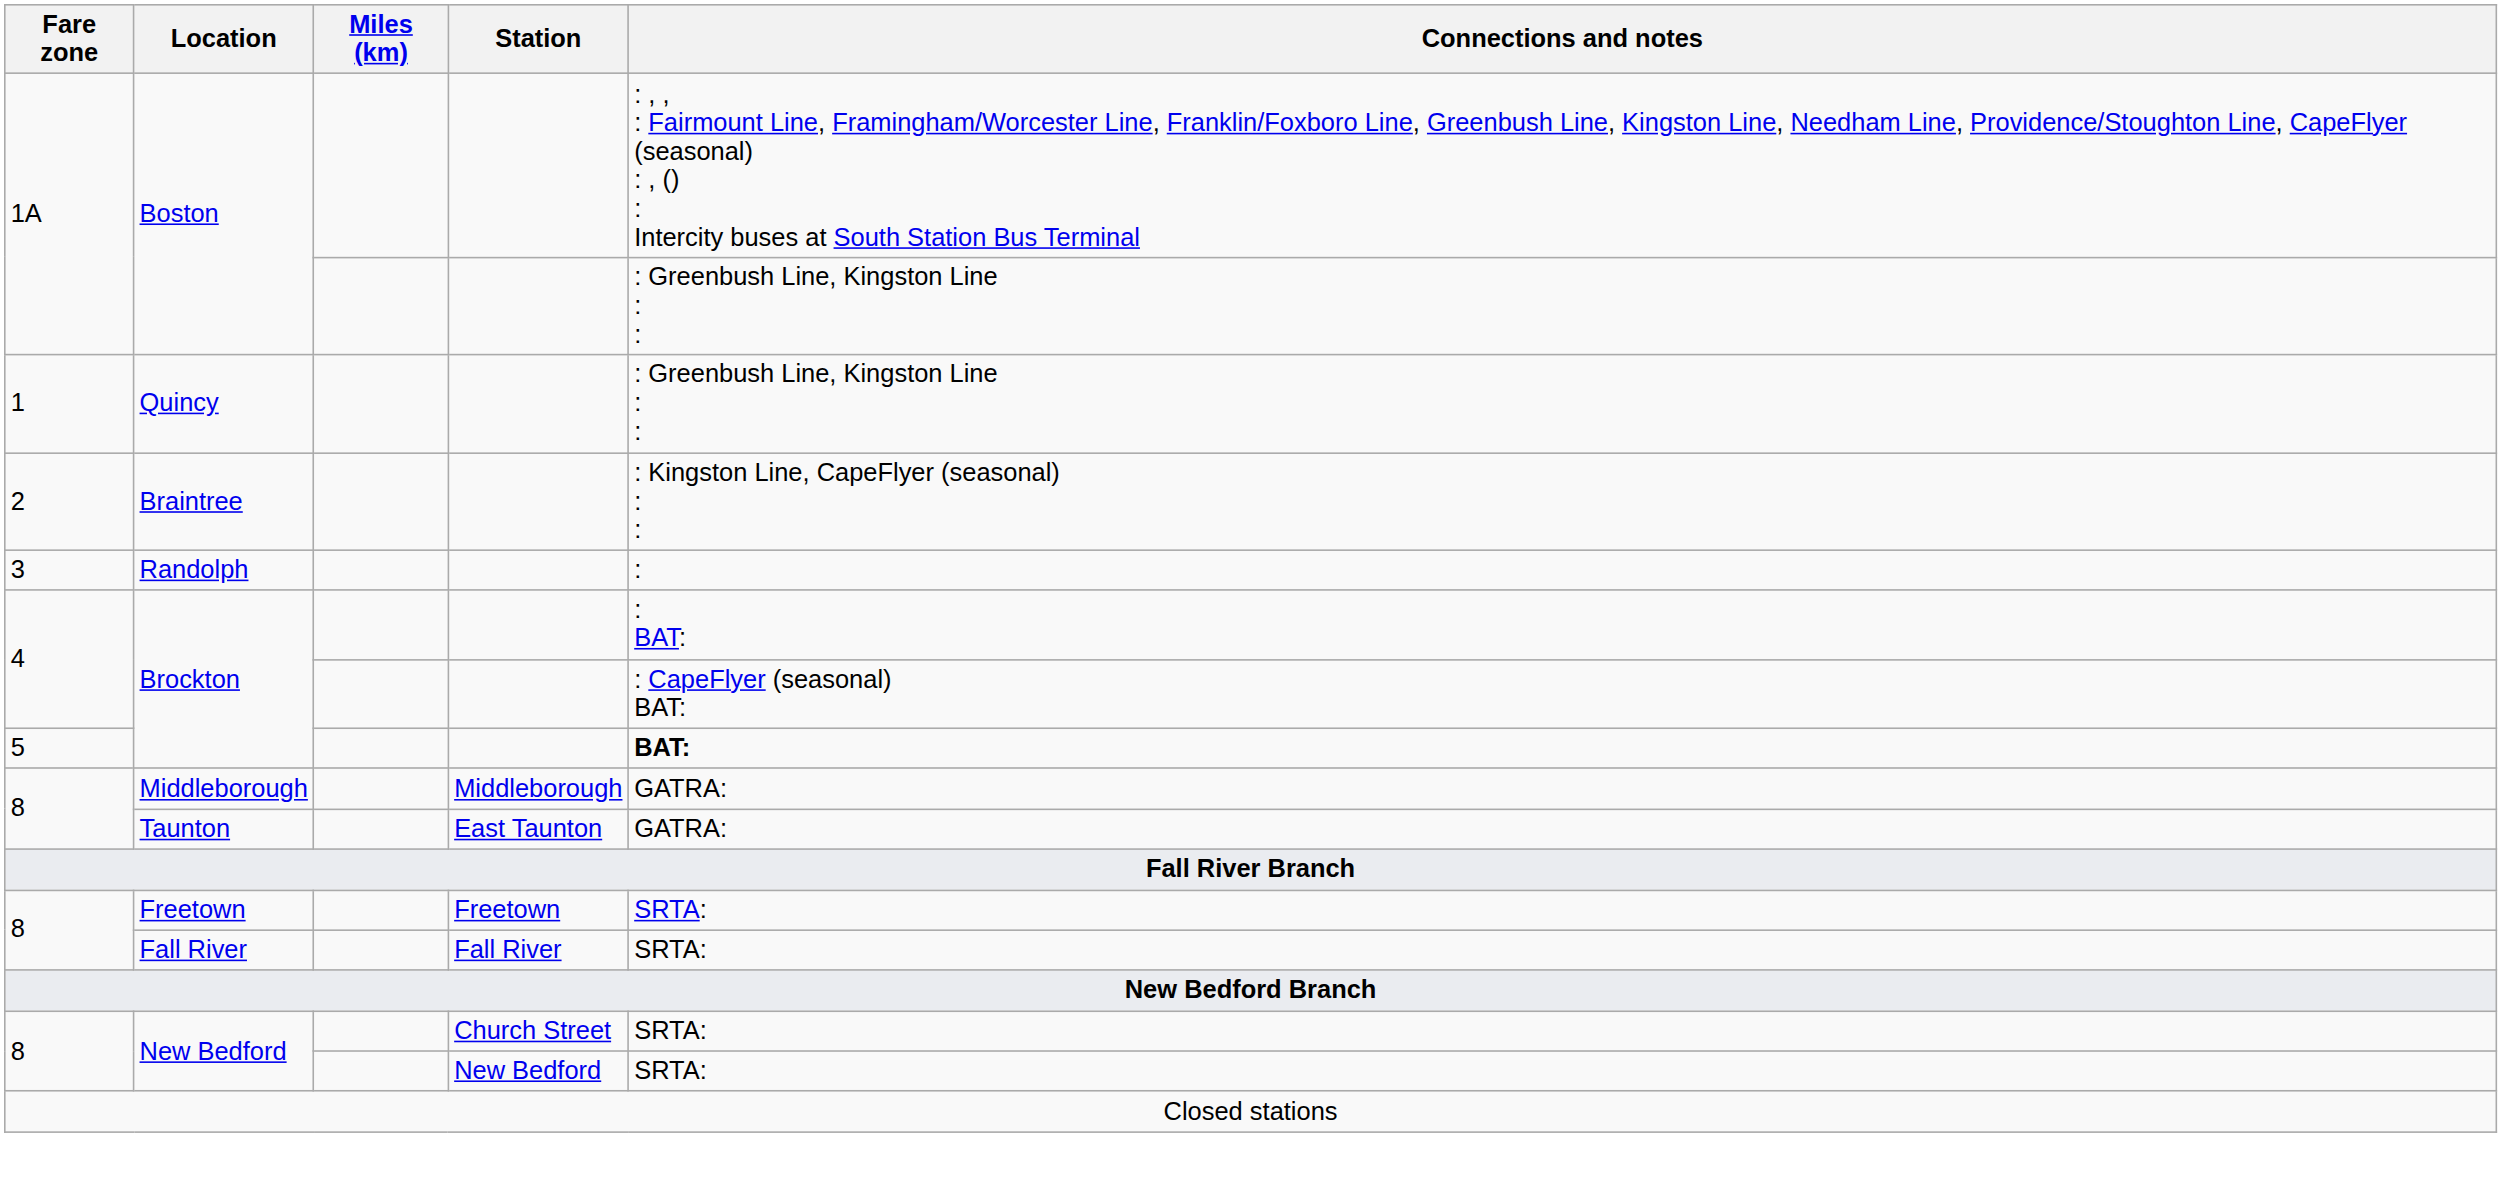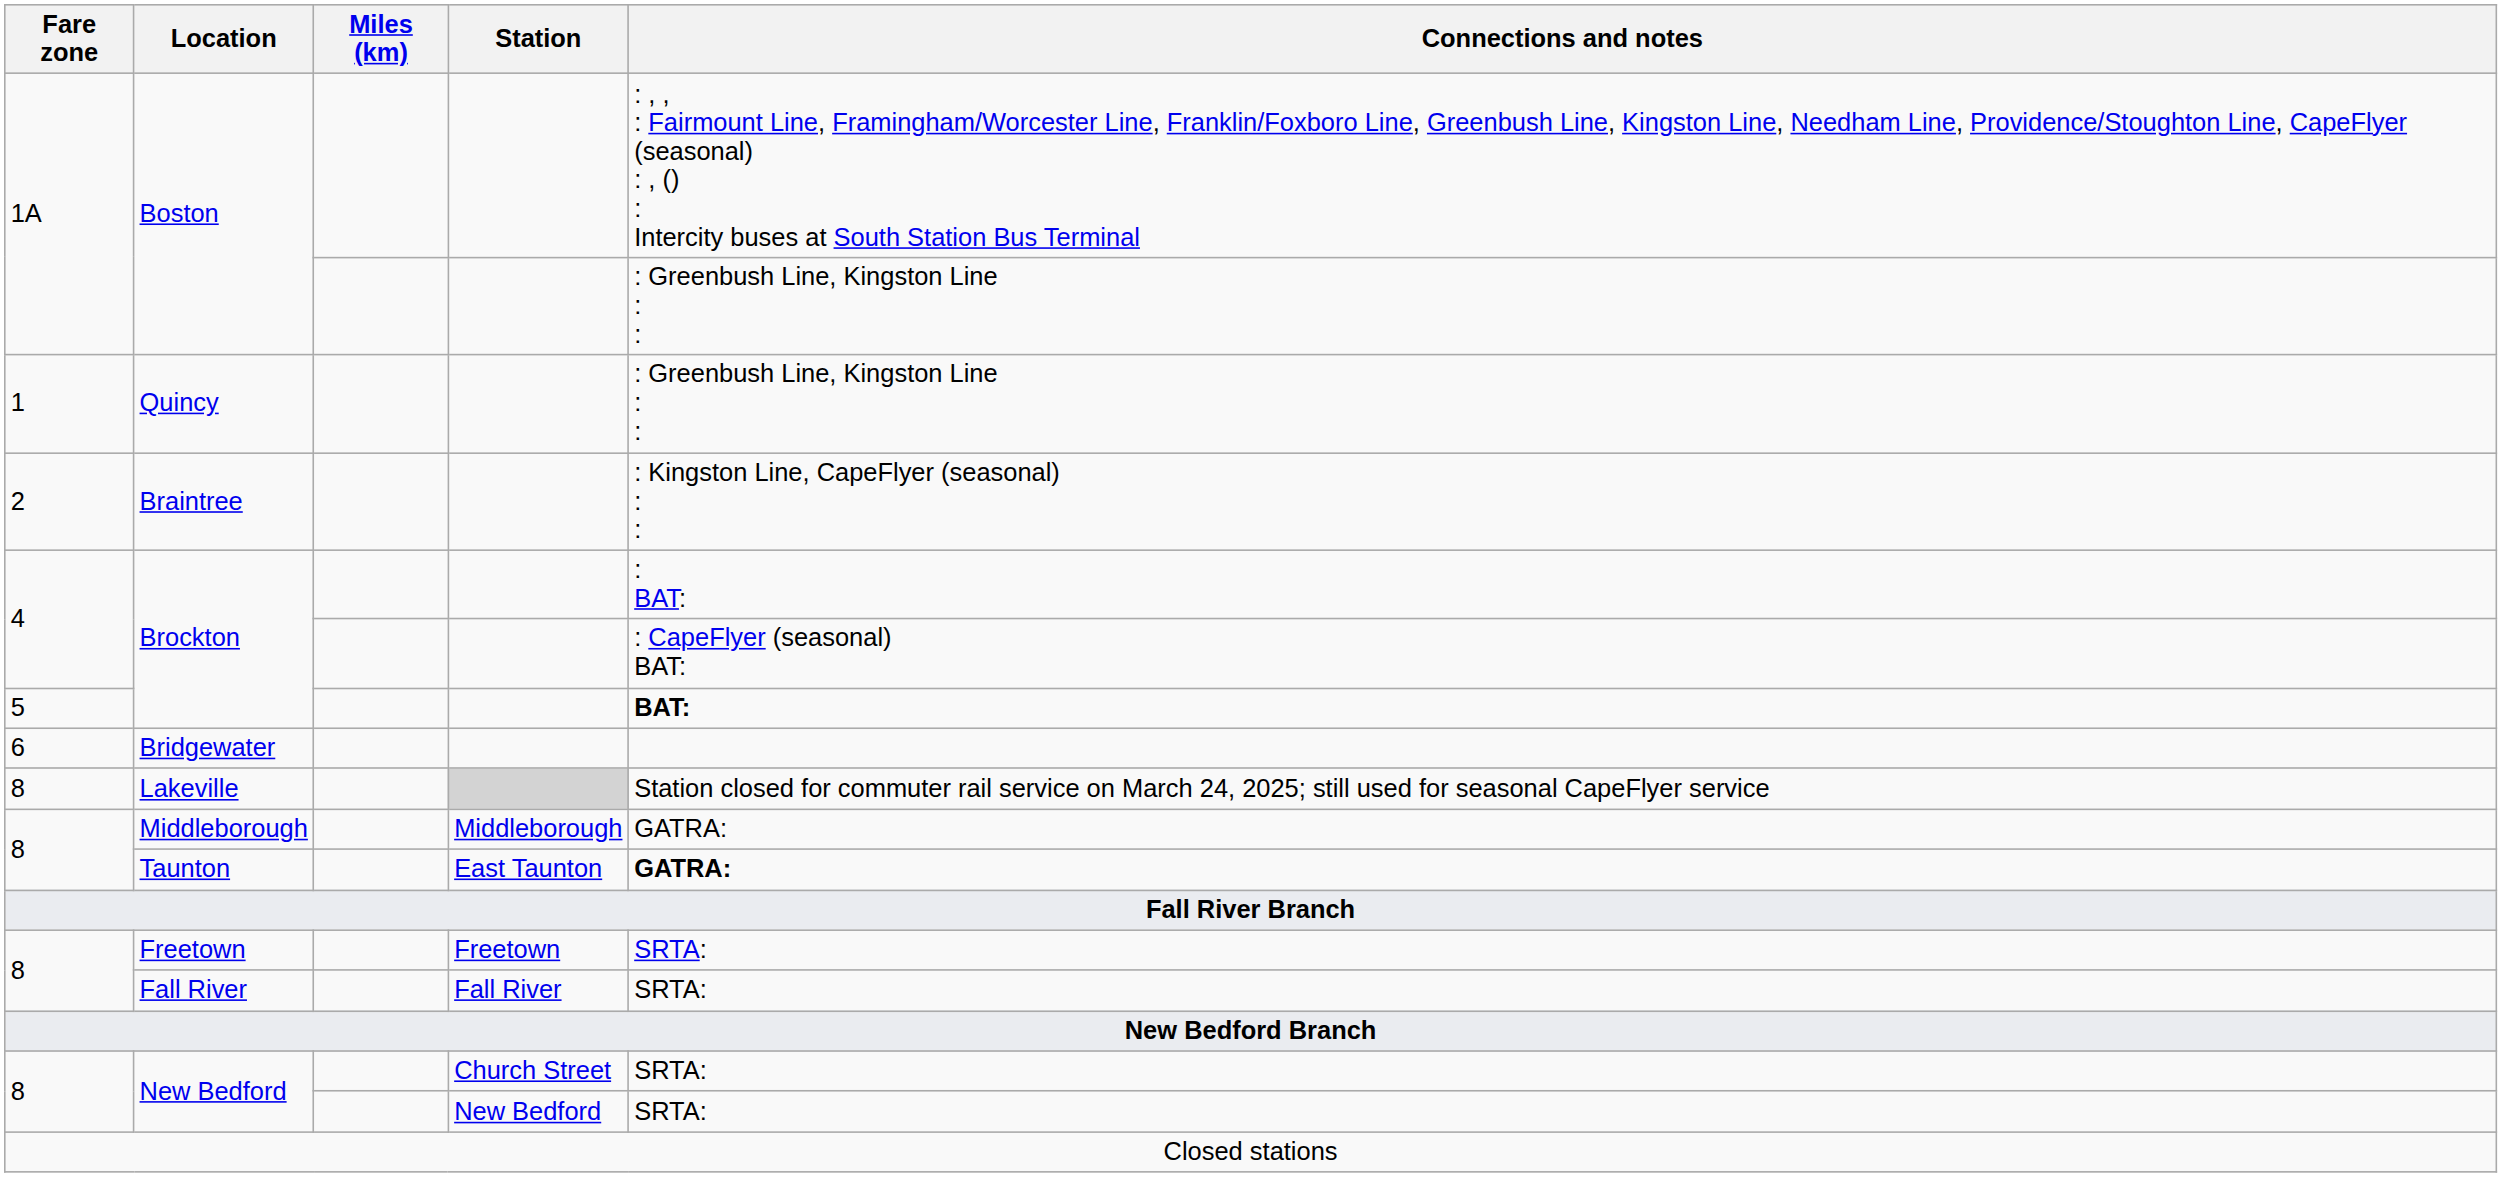- row: (18, 569)
+ row: (18, 748)
+ row: (18, 788)
(681, 828) normal -> (683, 869) bold
